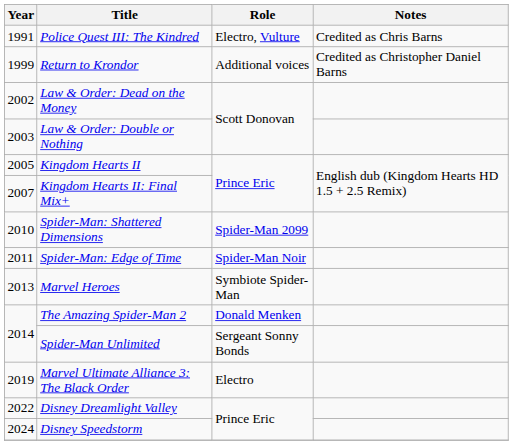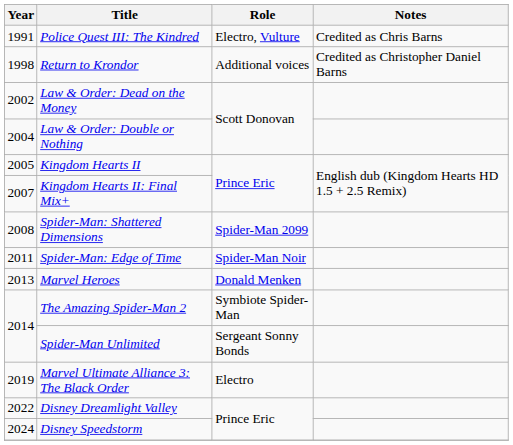(21, 64) 1999 -> (21, 64) 1998
(21, 136) 2003 -> (21, 136) 2004
(21, 229) 2010 -> (21, 229) 2008
(262, 286) Symbiote Spider-Man -> (258, 279) Donald Menken
(258, 315) Donald Menken -> (262, 307) Symbiote Spider-Man
